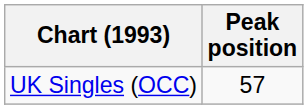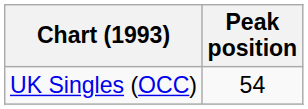(252, 85) 57 -> (252, 85) 54
